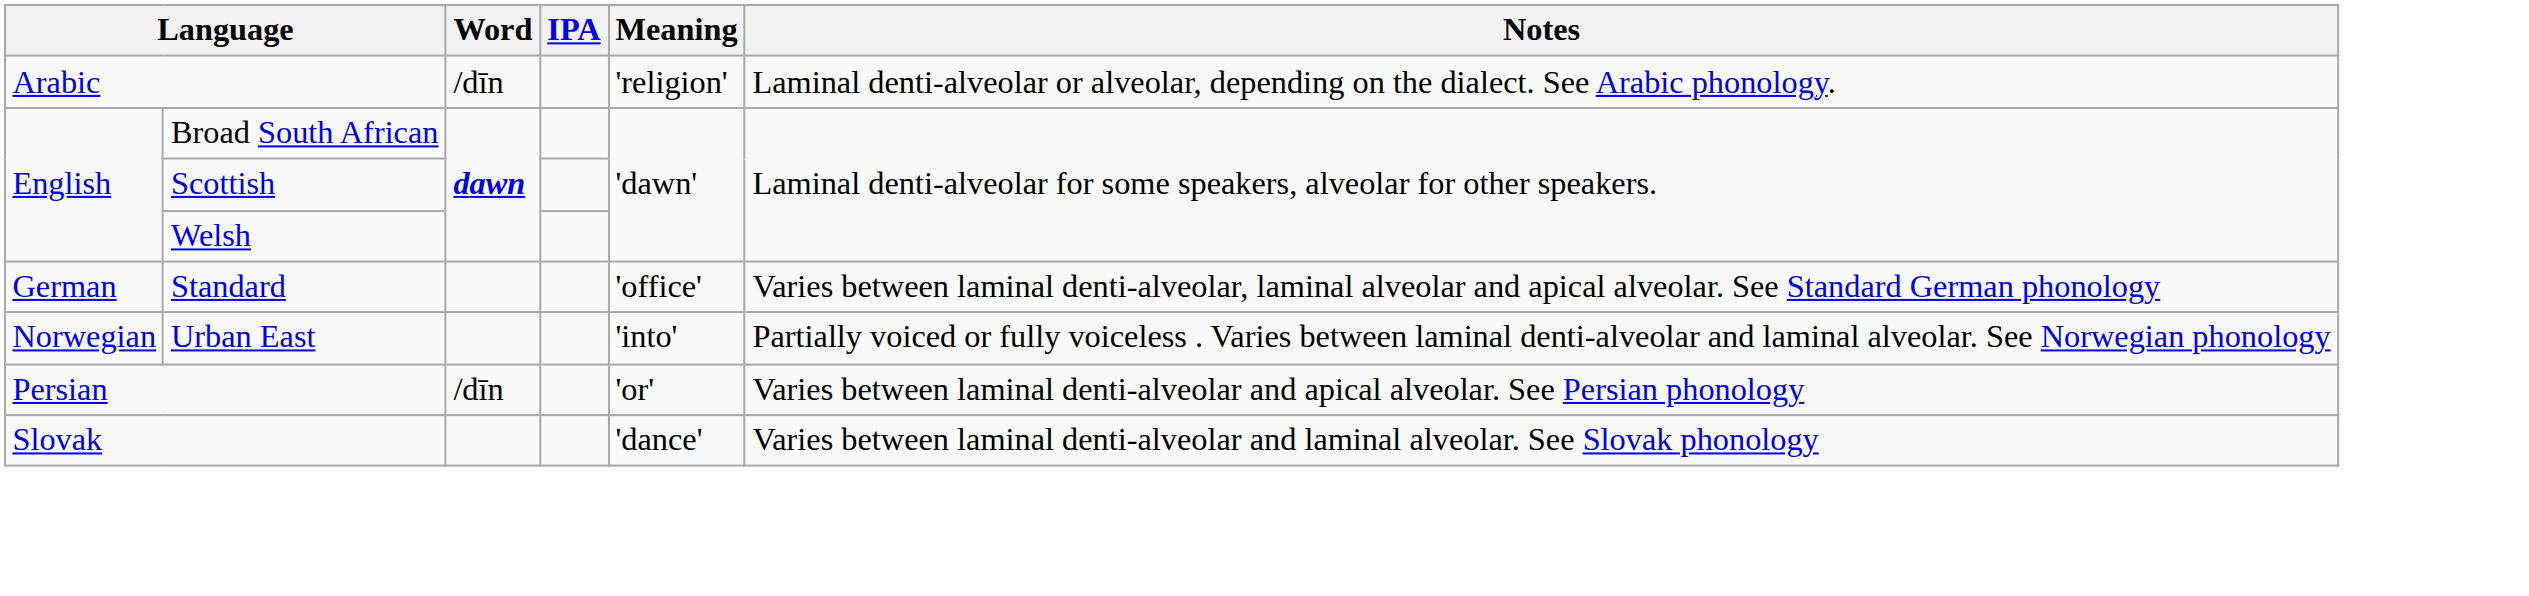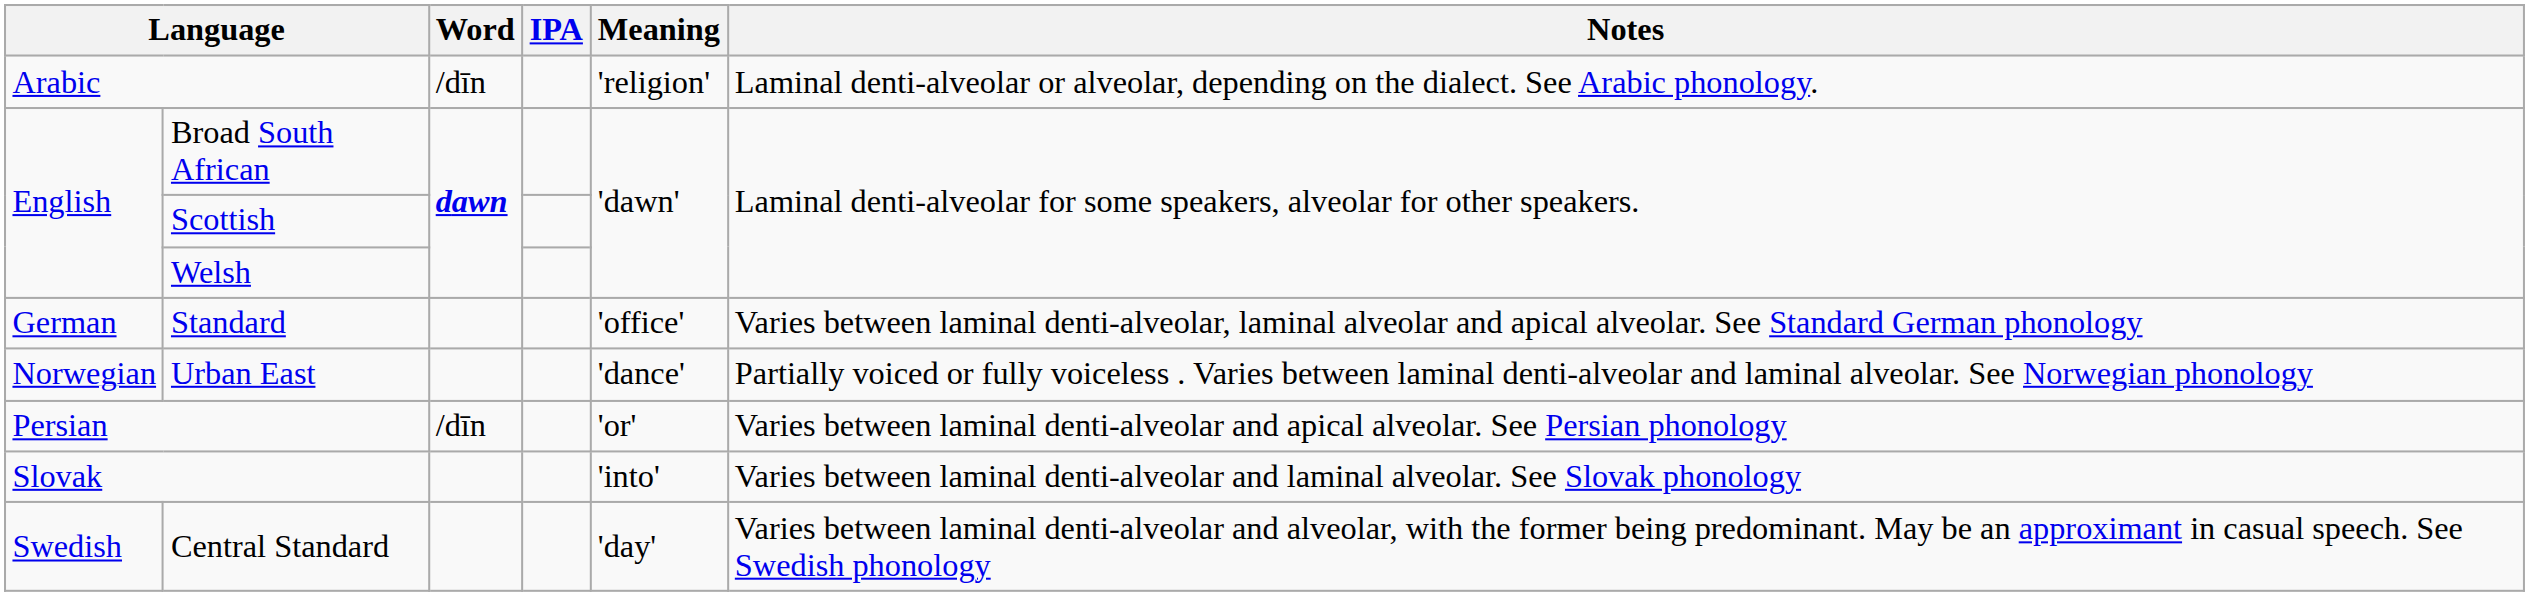(646, 337) 'into' -> (641, 374) 'dance'
(659, 440) 'dance' -> (629, 476) 'into'
+ row: (280, 545)
